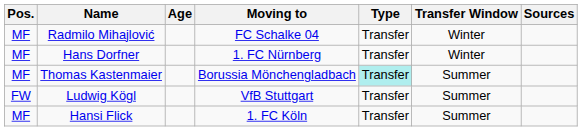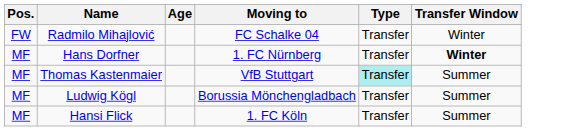- column: (549, 14)
(21, 34) MF -> (21, 34) FW
(466, 55) normal -> (466, 55) bold
(277, 75) Borussia Mönchengladbach -> (277, 75) VfB Stuttgart
(21, 95) FW -> (21, 95) MF
(277, 95) VfB Stuttgart -> (277, 95) Borussia Mönchengladbach
